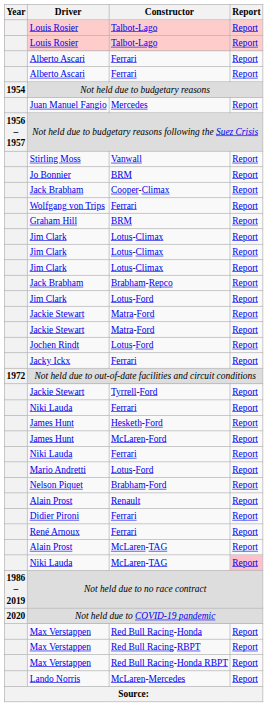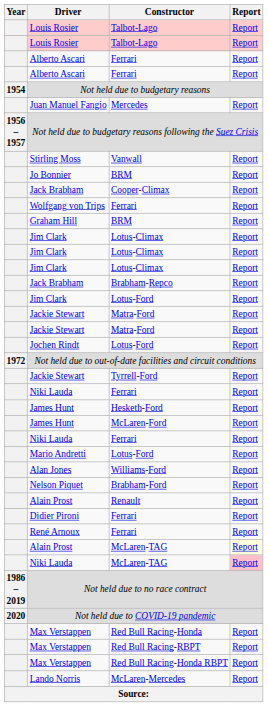- row: (50, 361)
+ row: (51, 469)
(245, 547) no background -> (245, 547) lightyellow background
